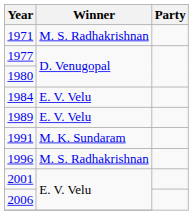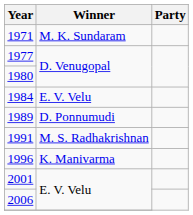(94, 35) M. S. Radhakrishnan -> (82, 35) M. K. Sundaram
(65, 117) E. V. Velu -> (77, 117) D. Ponnumudi
(82, 138) M. K. Sundaram -> (94, 138) M. S. Radhakrishnan
(94, 158) M. S. Radhakrishnan -> (77, 158) K. Manivarma
